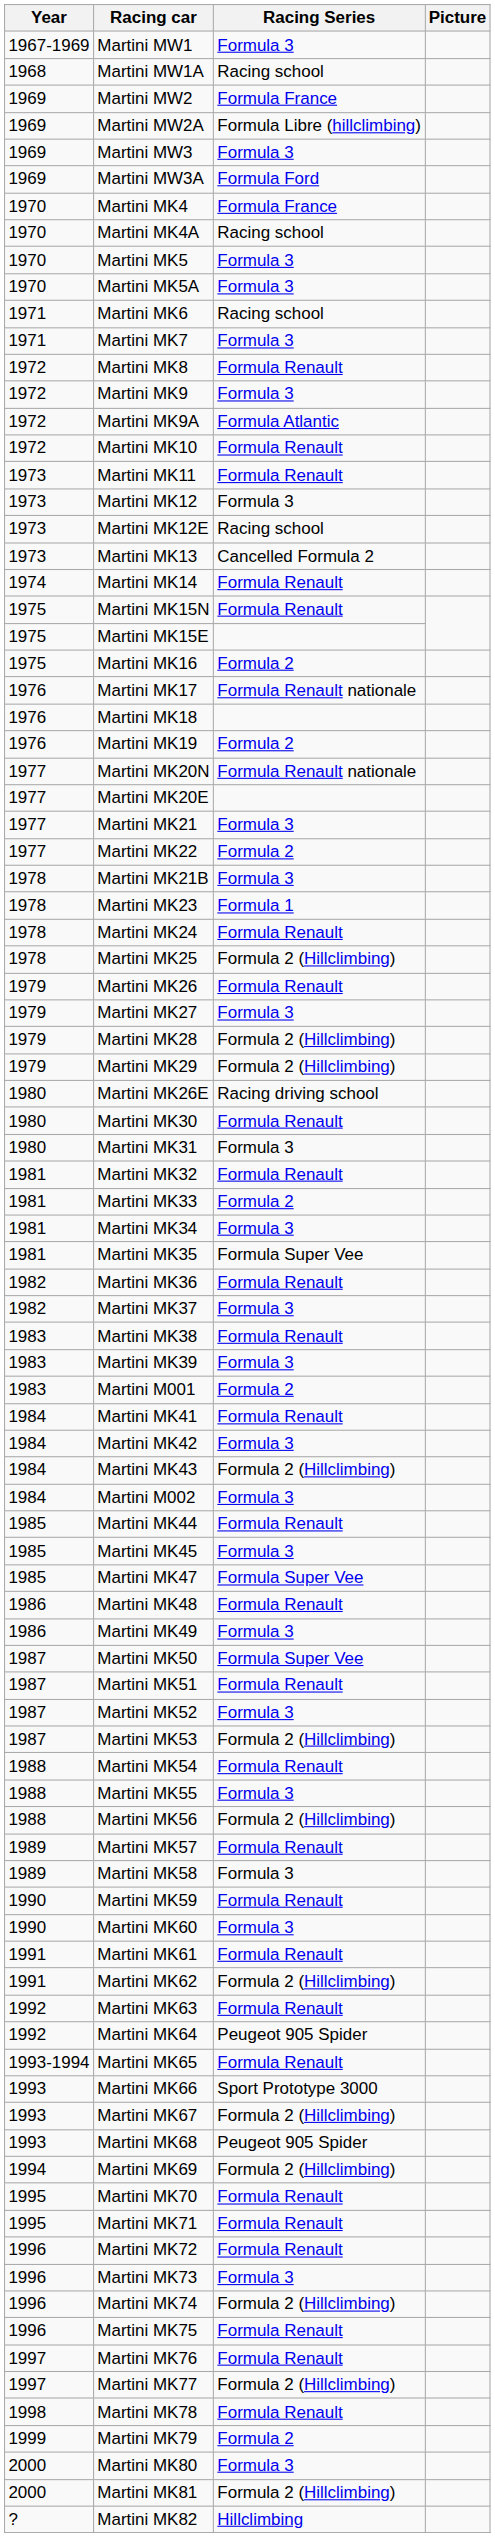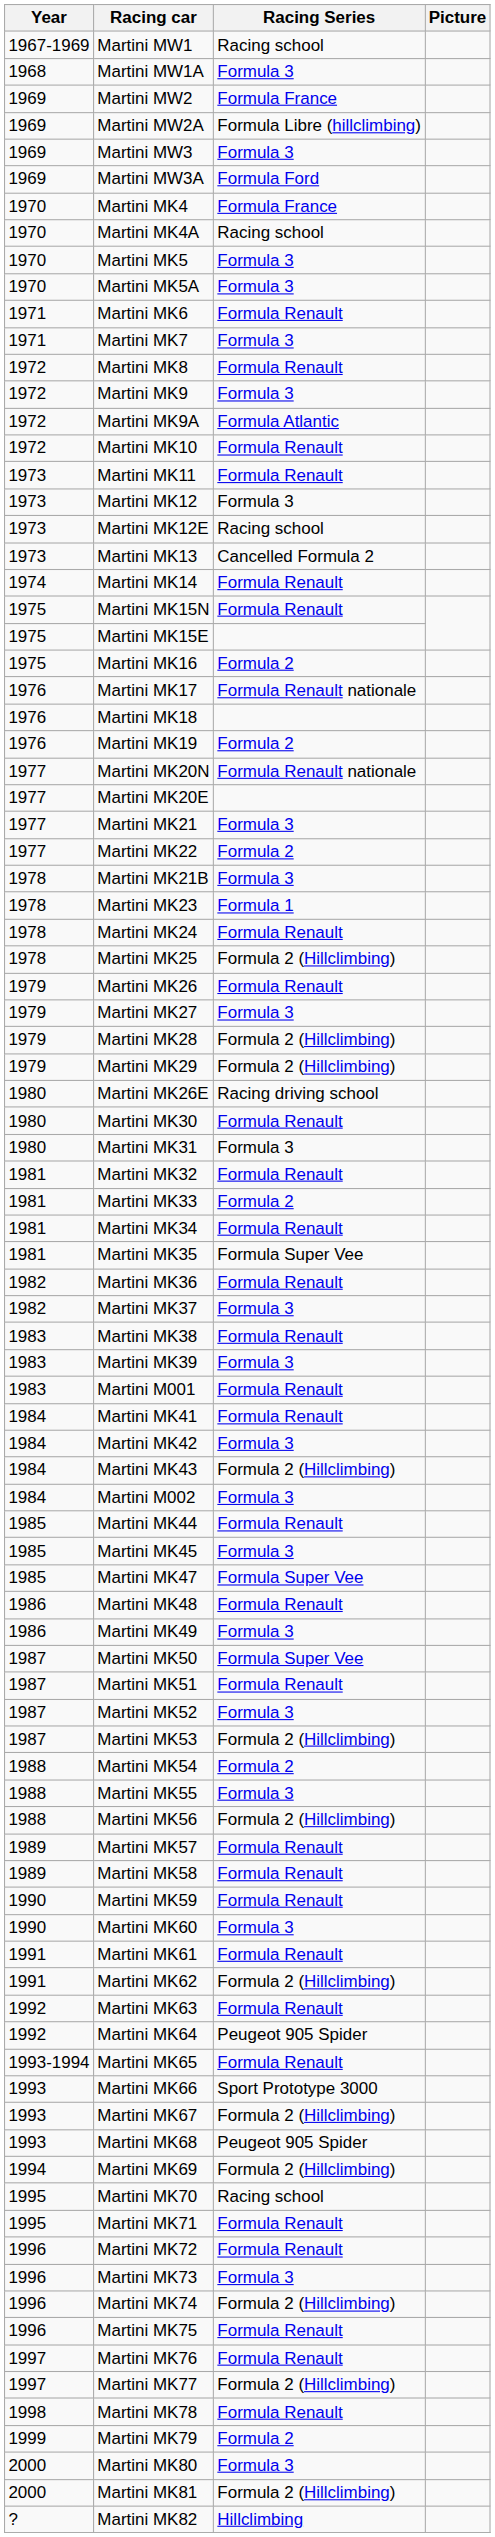(256, 44) Formula 3 -> (271, 44) Racing school
(271, 71) Racing school -> (256, 71) Formula 3
(271, 313) Racing school -> (280, 313) Formula Renault
(256, 1228) Formula 3 -> (280, 1228) Formula Renault
(256, 1389) Formula 2 -> (280, 1389) Formula Renault
(280, 1766) Formula Renault -> (256, 1766) Formula 2
(256, 1873) Formula 3 -> (280, 1873) Formula Renault
(280, 2196) Formula Renault -> (271, 2196) Racing school
